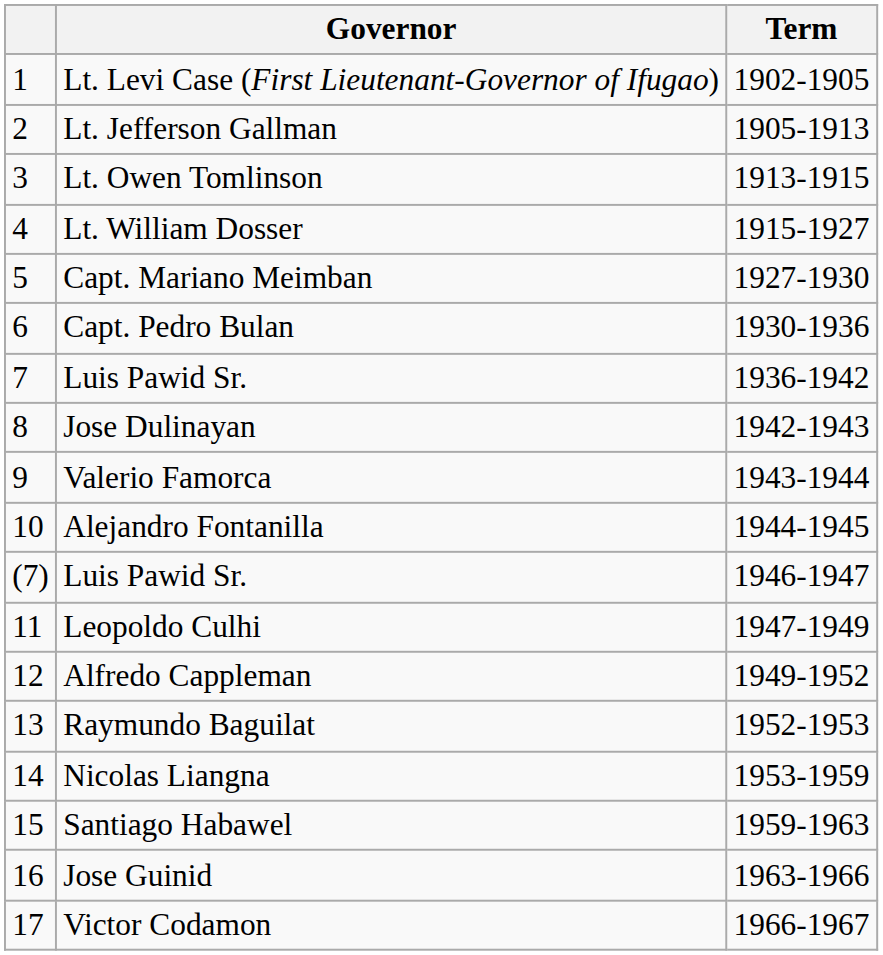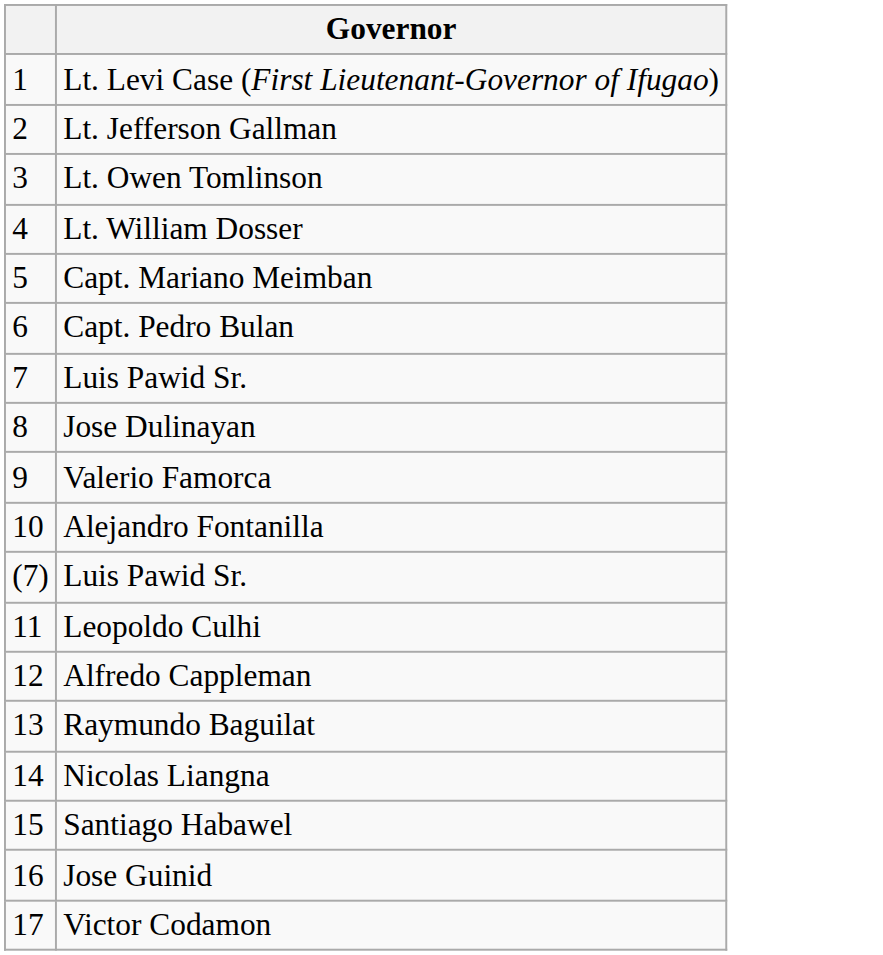- column: (801, 29)
